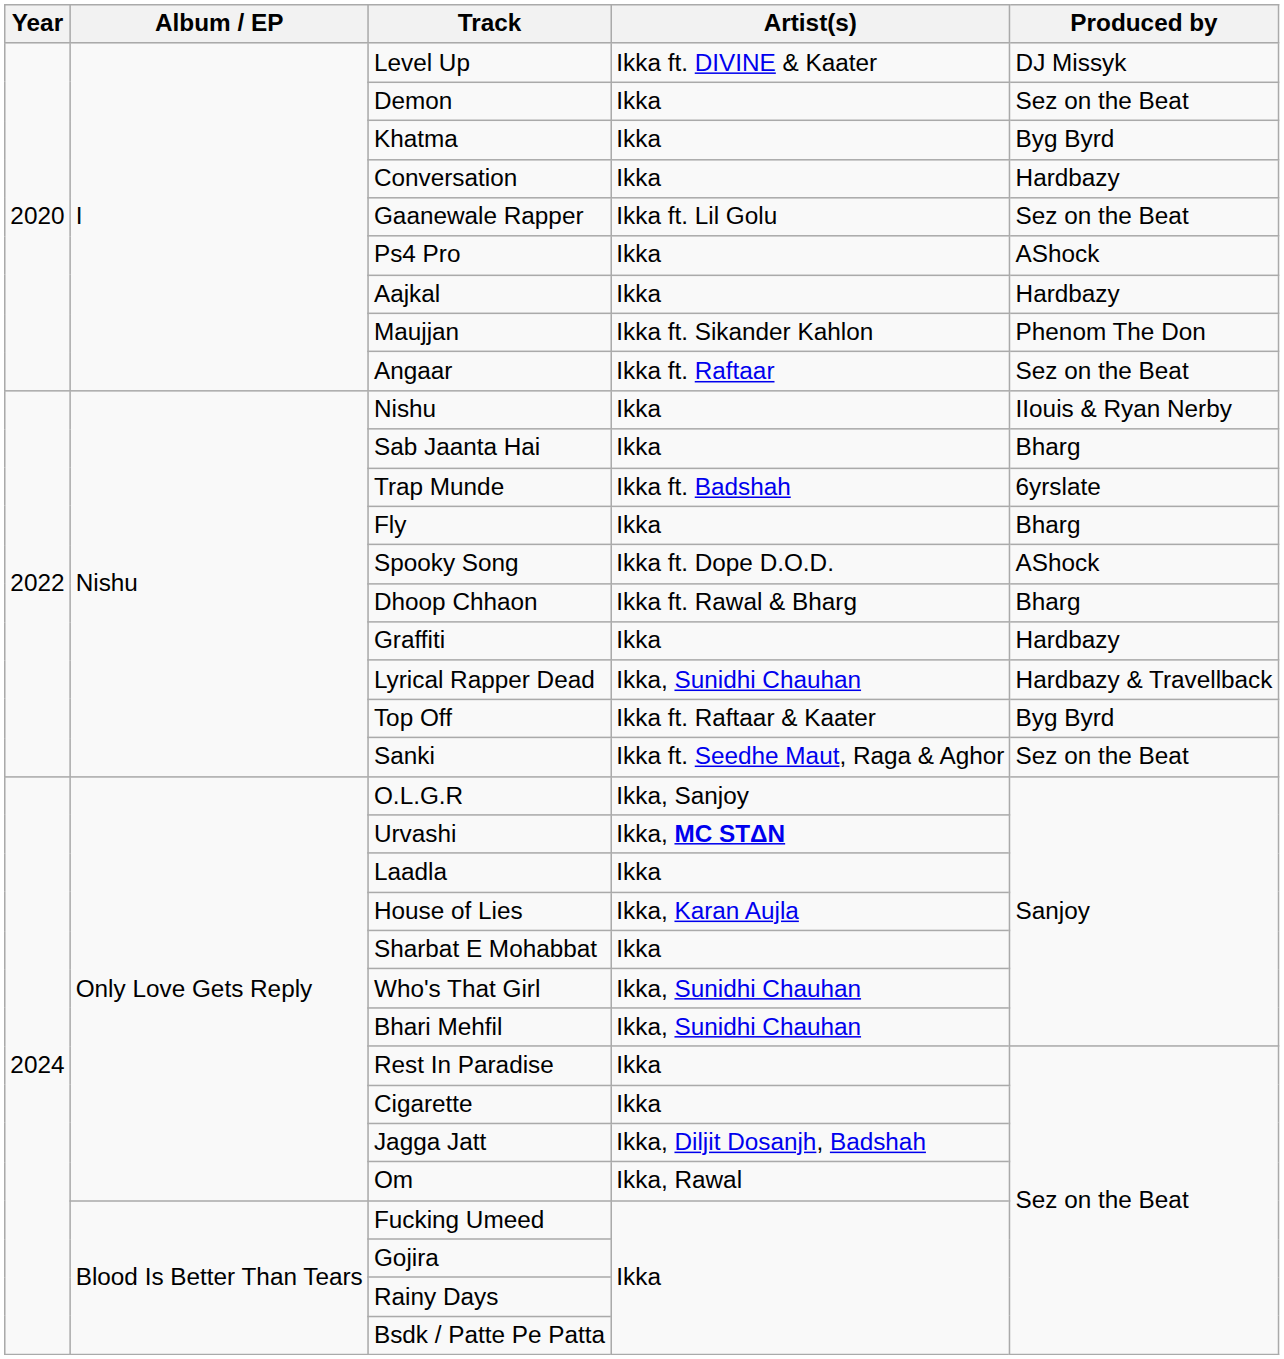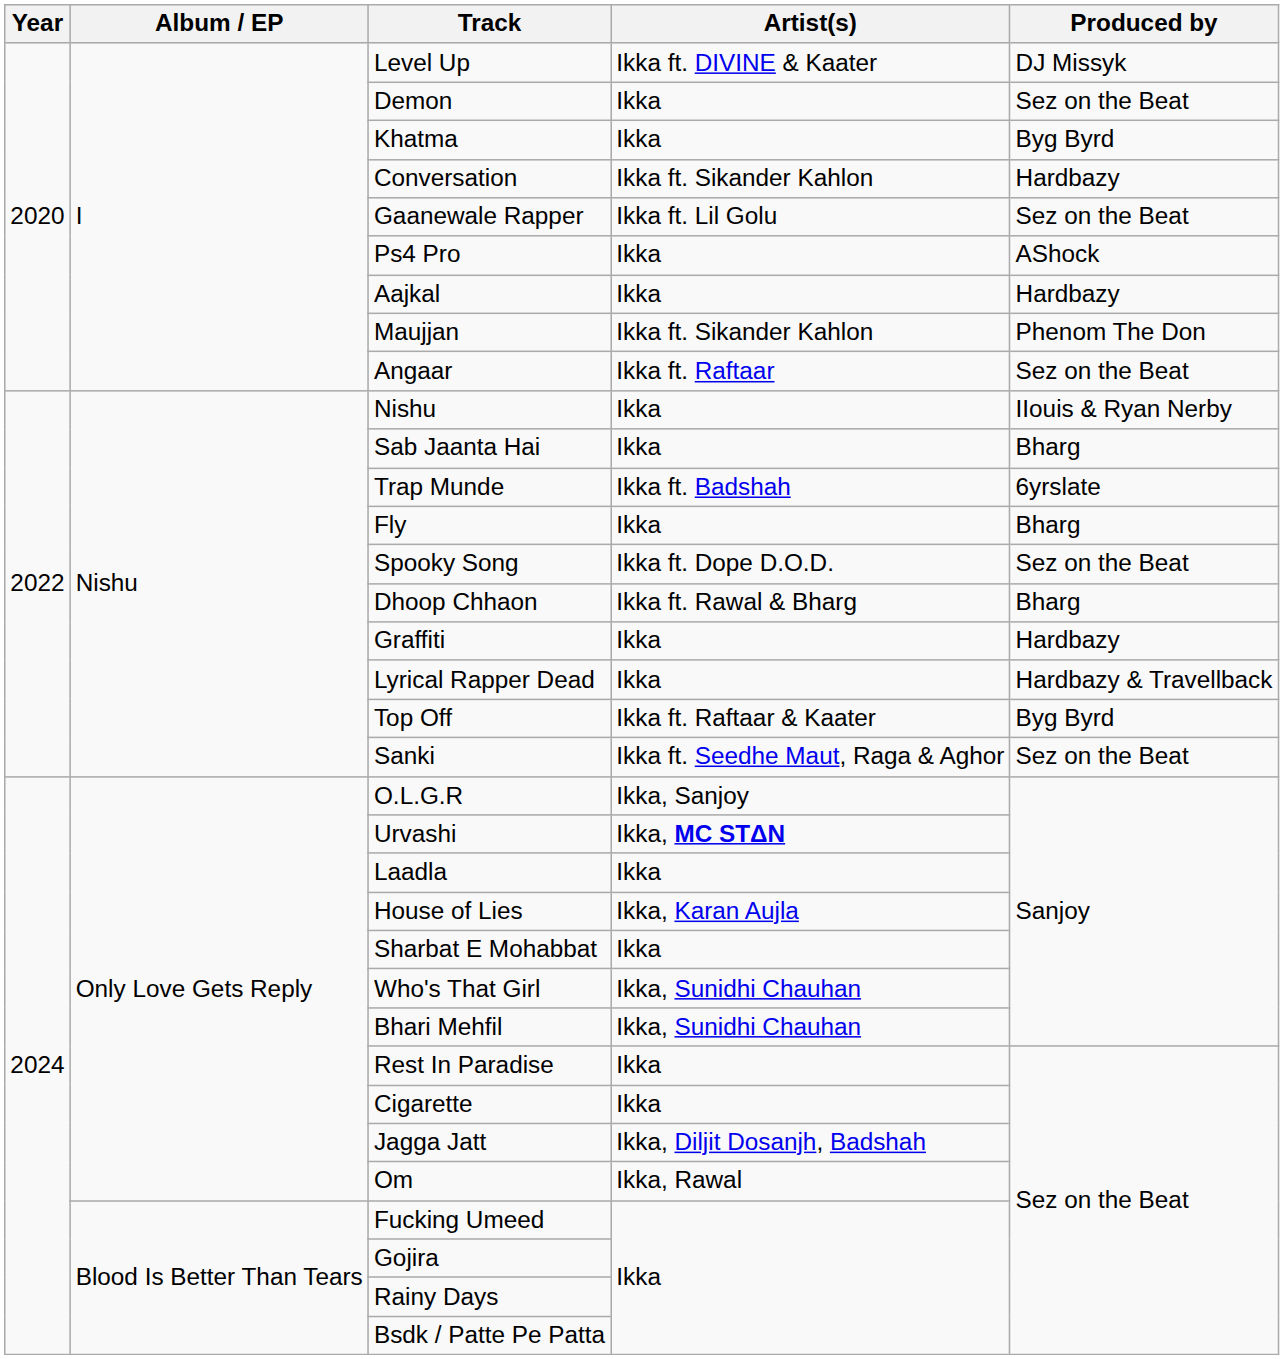(639, 178) Ikka -> (745, 178) Ikka ft. Sikander Kahlon
(1057, 563) AShock -> (1102, 563) Sez on the Beat
(739, 679) Ikka, Sunidhi Chauhan -> (639, 679) Ikka
